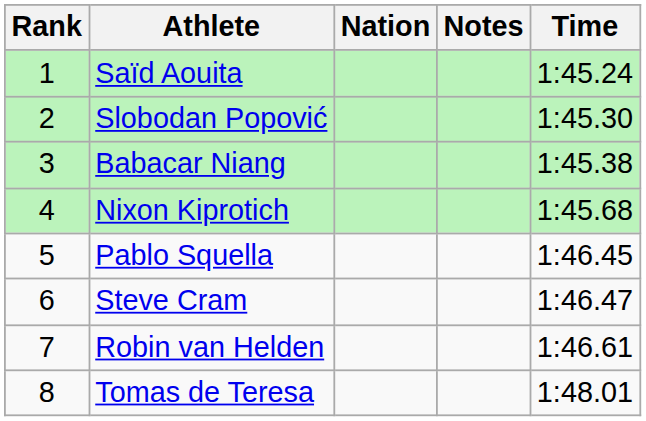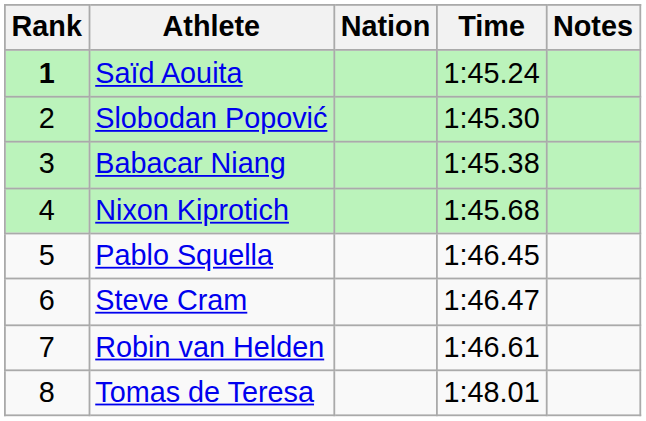columns swapped: (585, 27) <-> (484, 27)
(47, 73) normal -> (47, 73) bold
